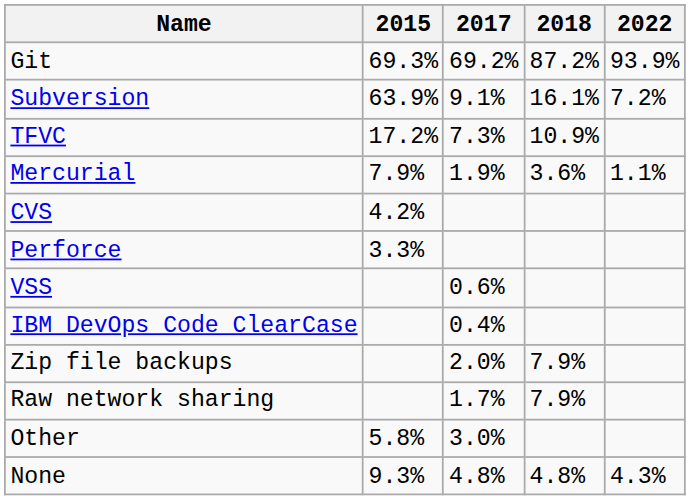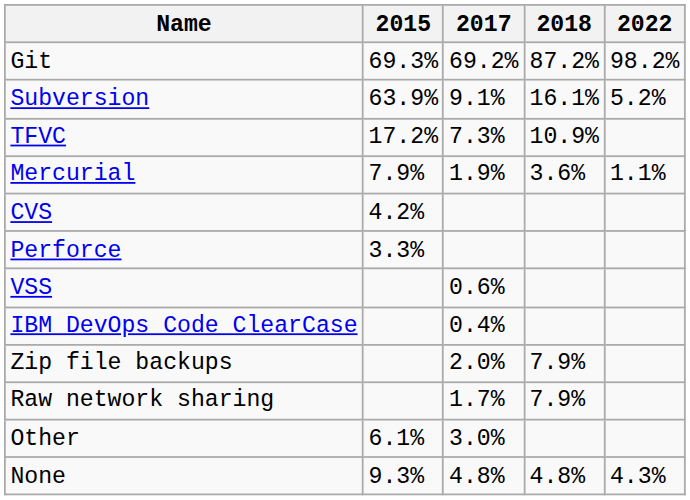(645, 61) 93.9% -> (645, 61) 98.2%
(638, 99) 7.2% -> (638, 99) 5.2%
(396, 439) 5.8% -> (396, 439) 6.1%
